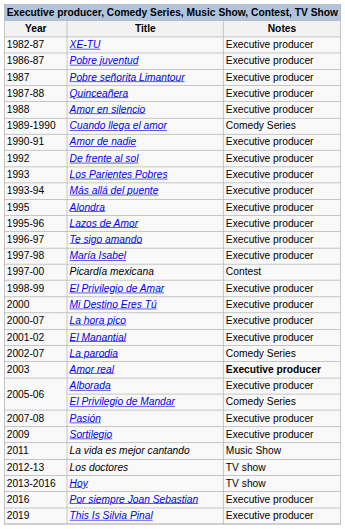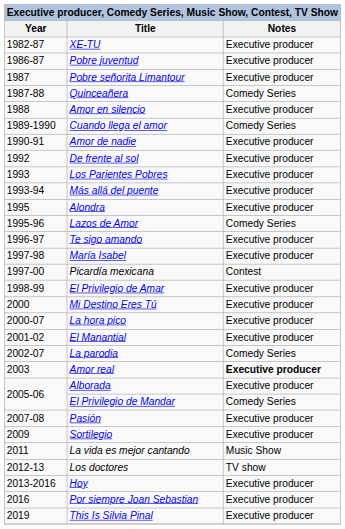(270, 93) Executive producer -> (261, 93) Comedy Series
(270, 223) Executive producer -> (261, 223) Comedy Series
(246, 483) TV show -> (270, 483) Executive producer
